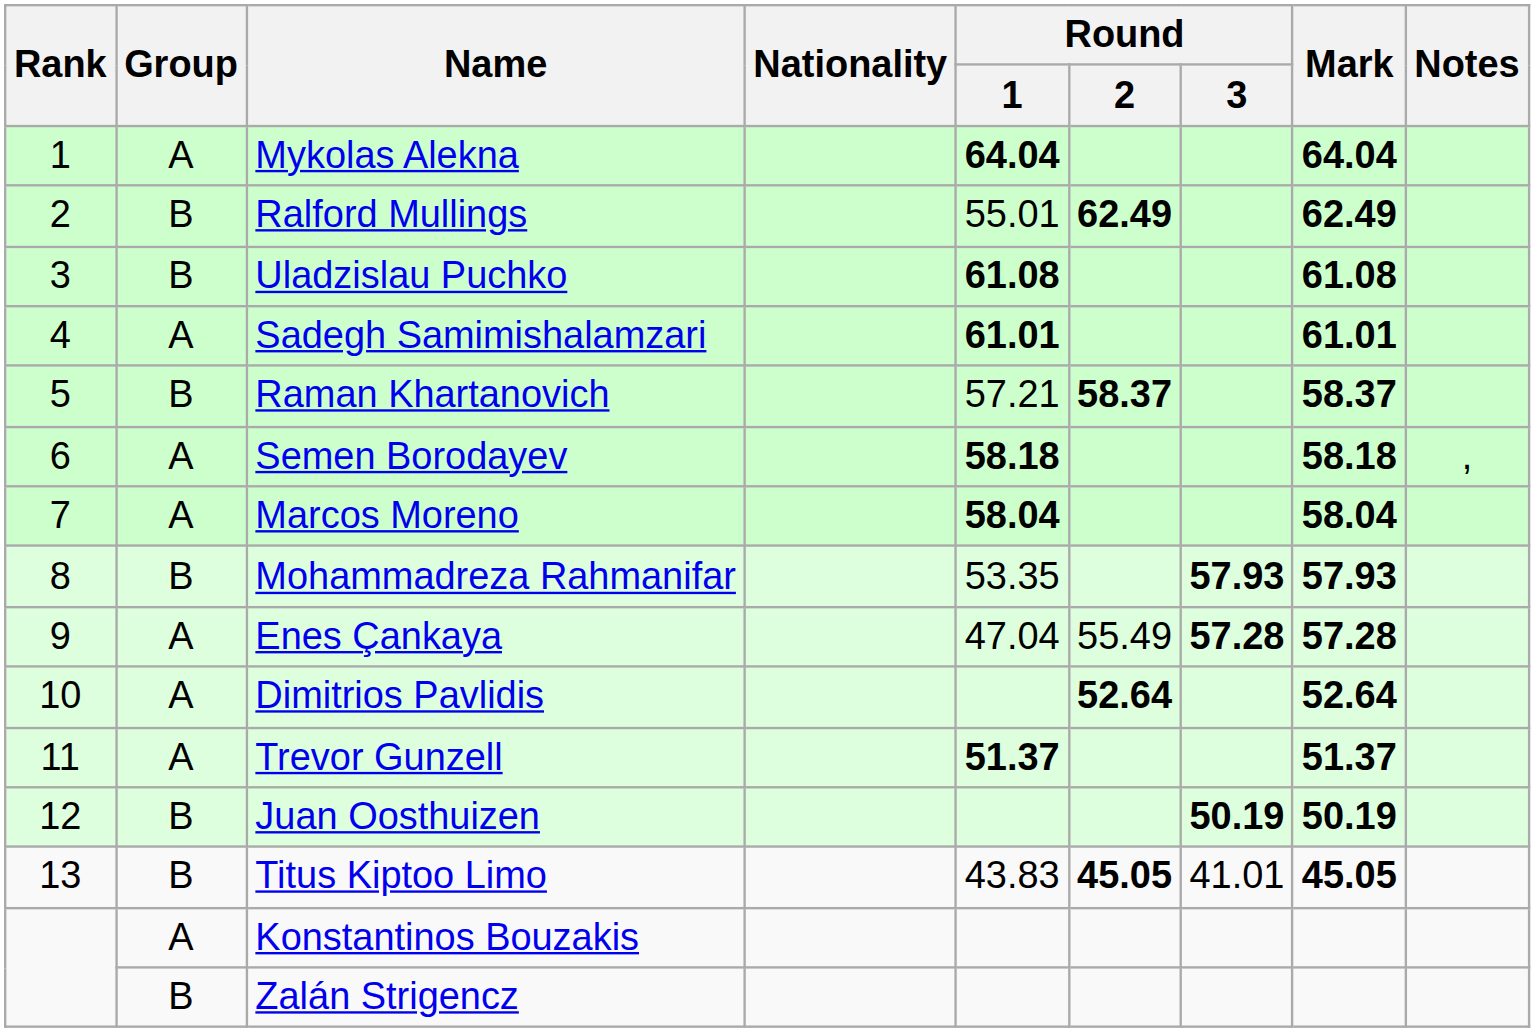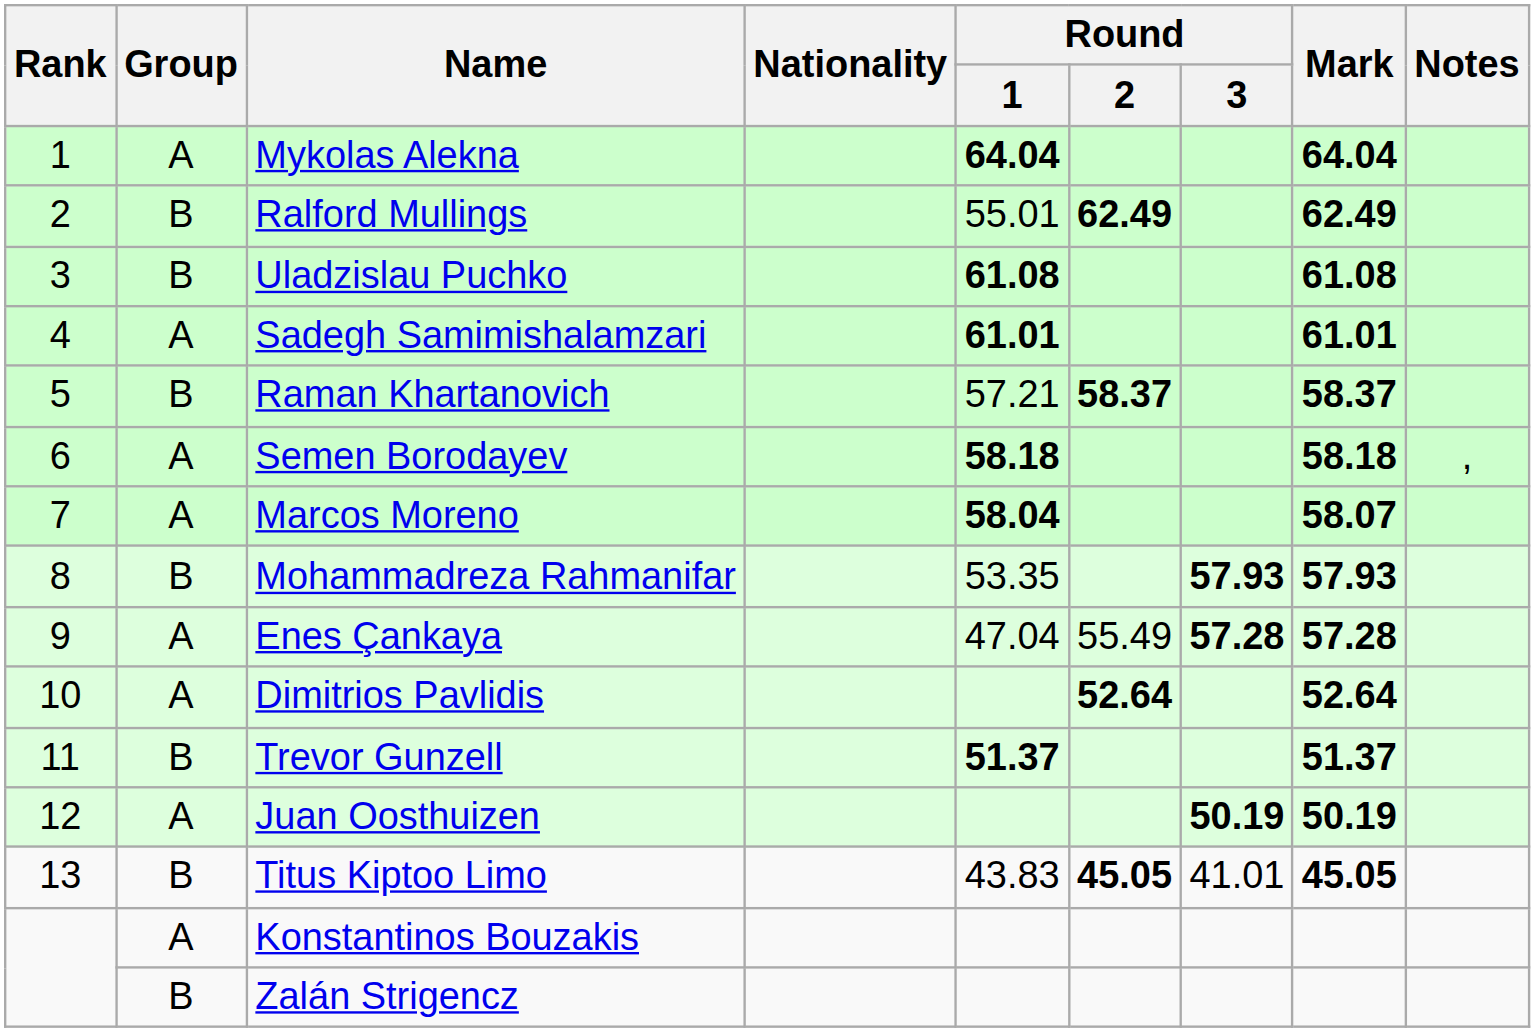(1349, 515) 58.04 -> (1349, 515) 58.07
(181, 756) A -> (181, 756) B
(181, 816) B -> (181, 816) A
